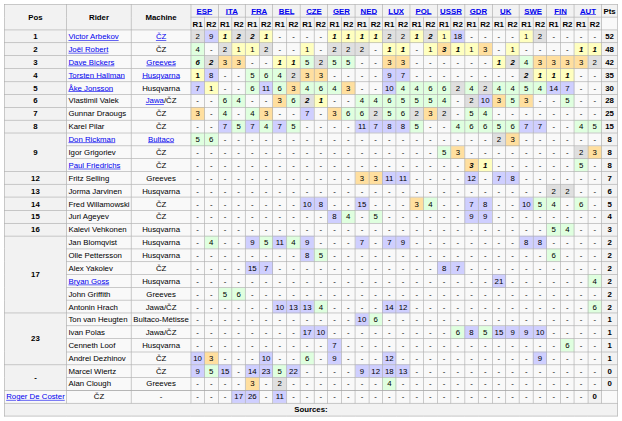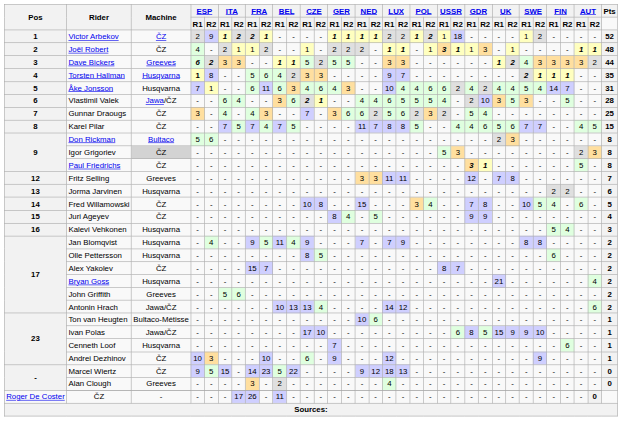(610, 62) 42 -> (610, 62) 44
(610, 88) 30 -> (610, 88) 31
(471, 126) 6 -> (471, 126) 4
(161, 152) no background -> (161, 152) lightgrey background
